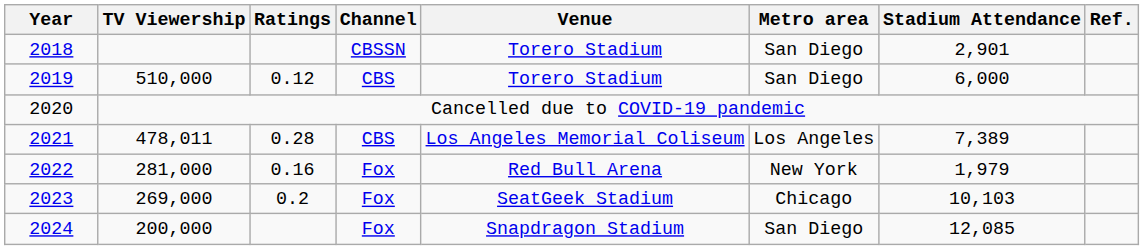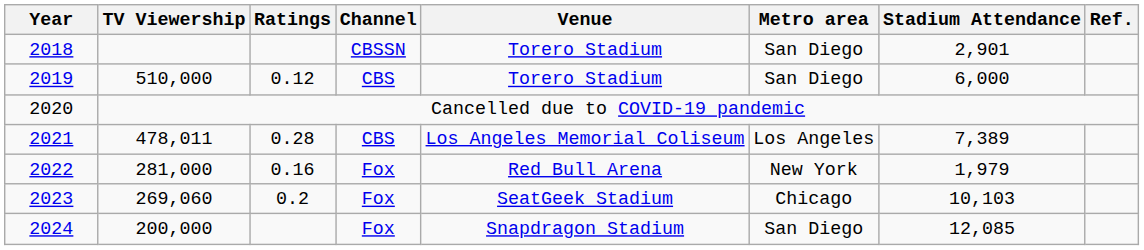(174, 199) 269,000 -> (174, 199) 269,060
